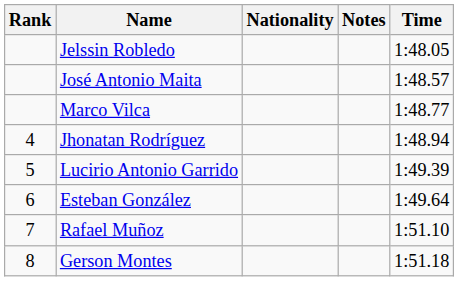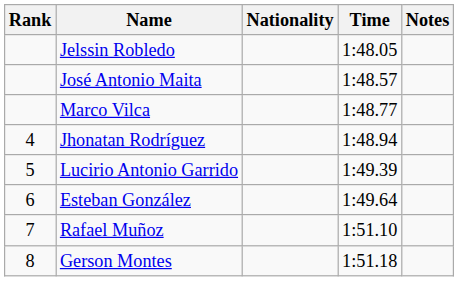columns swapped: (422, 19) <-> (364, 19)
